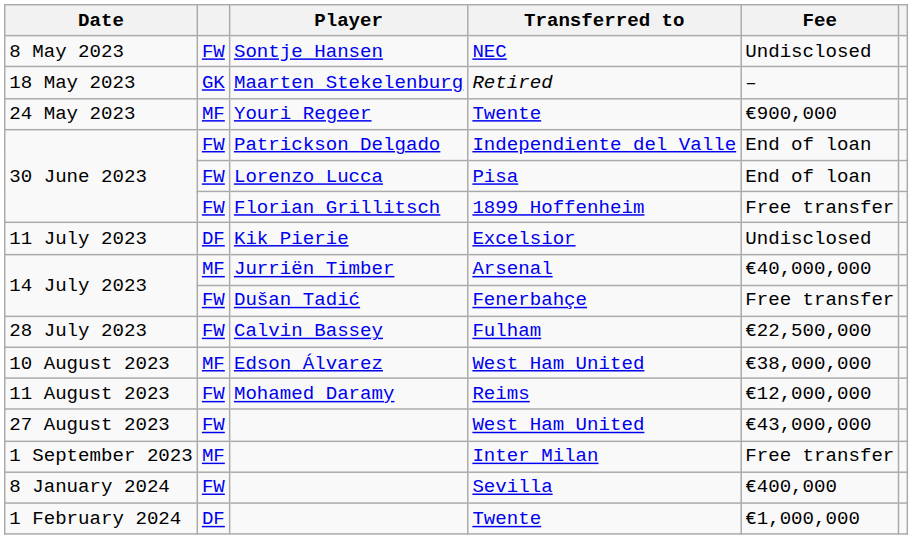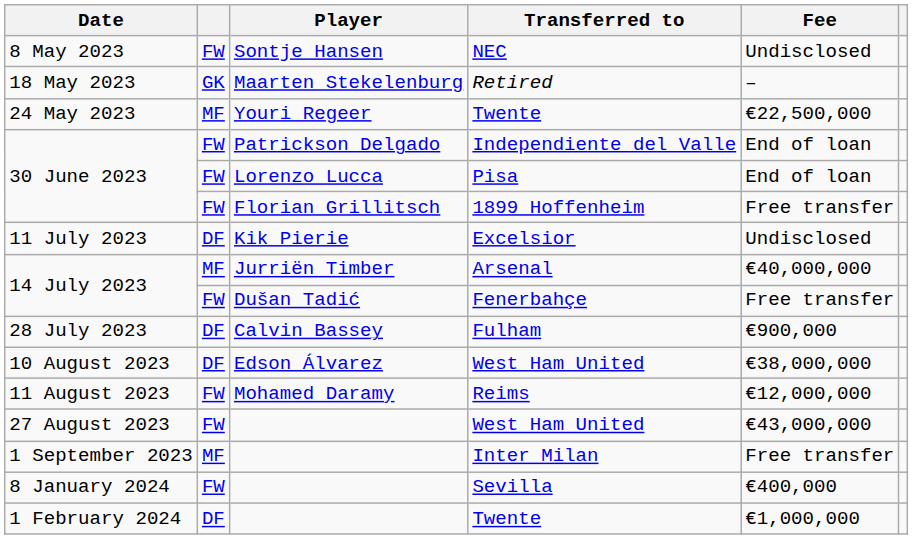(791, 114) €900,000 -> (808, 114) €22,500,000
(213, 332) FW -> (213, 332) DF
(808, 332) €22,500,000 -> (791, 332) €900,000
(213, 363) MF -> (213, 363) DF
